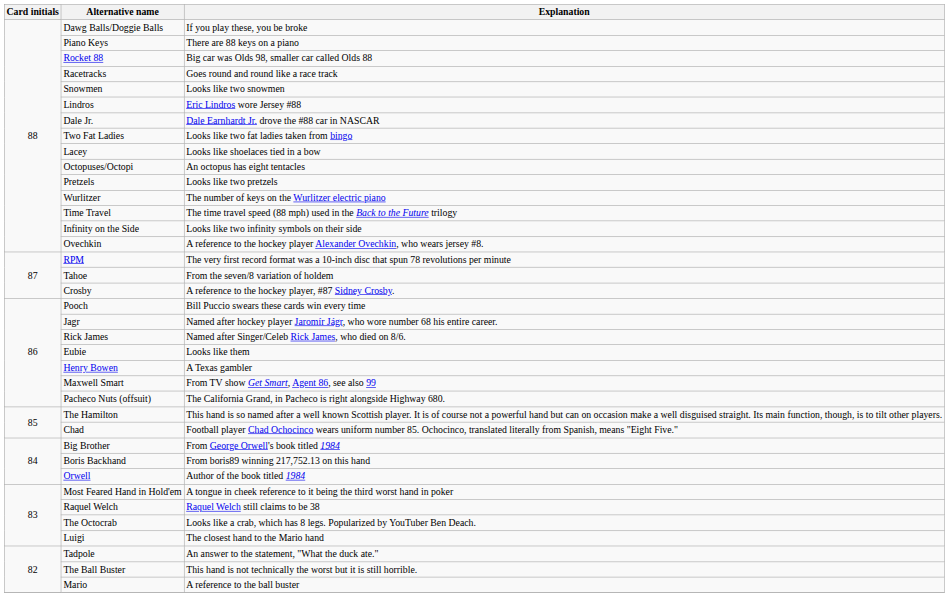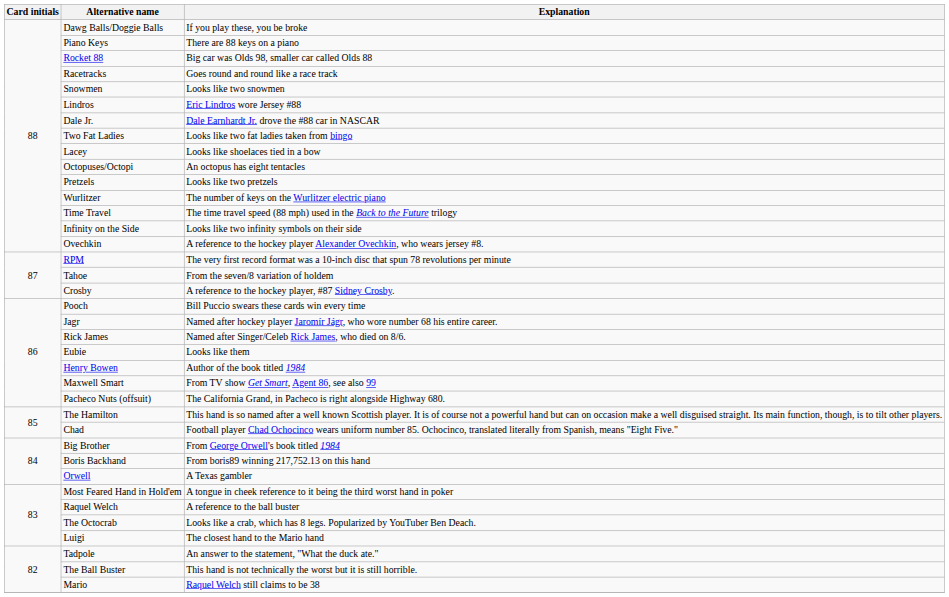(219, 368) A Texas gambler -> (246, 368) Author of the book titled 1984
(246, 476) Author of the book titled 1984 -> (219, 476) A Texas gambler
(253, 507) Raquel Welch still claims to be 38 -> (243, 507) A reference to the ball buster
(243, 584) A reference to the ball buster -> (253, 584) Raquel Welch still claims to be 38
